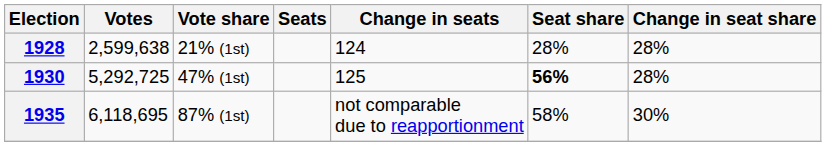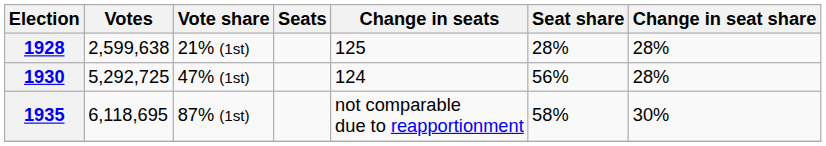(350, 47) 124 -> (350, 47) 125
(350, 76) 125 -> (350, 76) 124
(550, 76) bold -> (550, 76) normal
